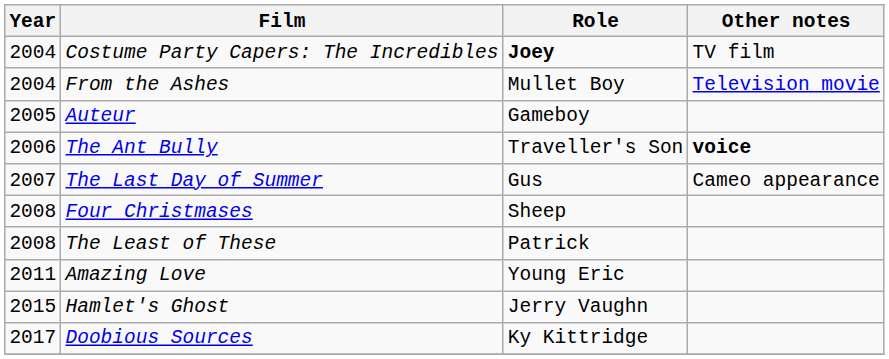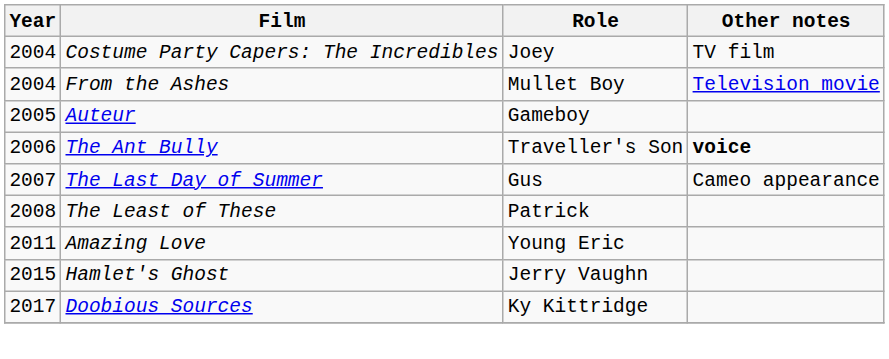(531, 52) bold -> (531, 52) normal
- row: (159, 211)
